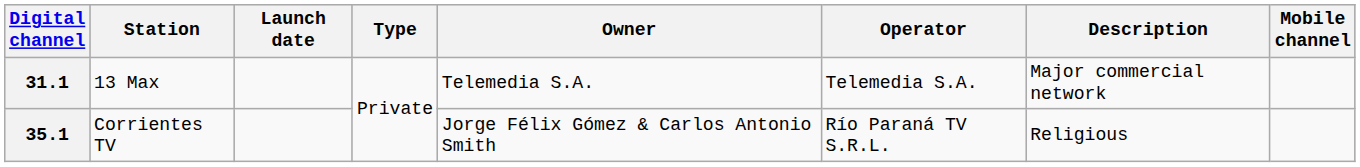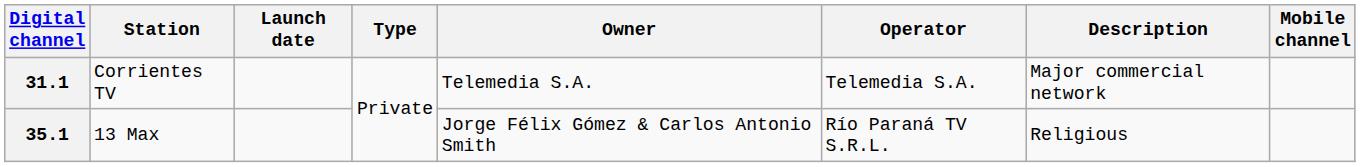(127, 83) 13 Max -> (148, 83) Corrientes TV
(148, 135) Corrientes TV -> (127, 135) 13 Max
